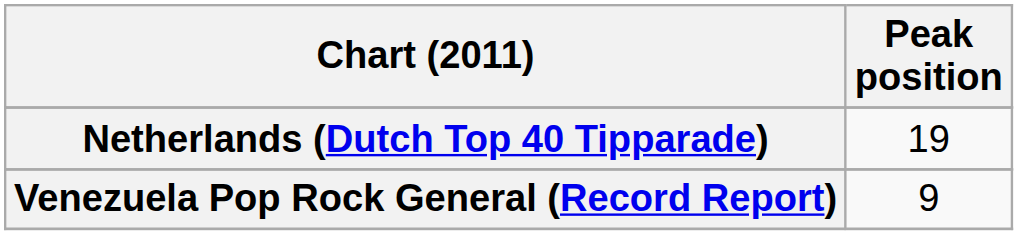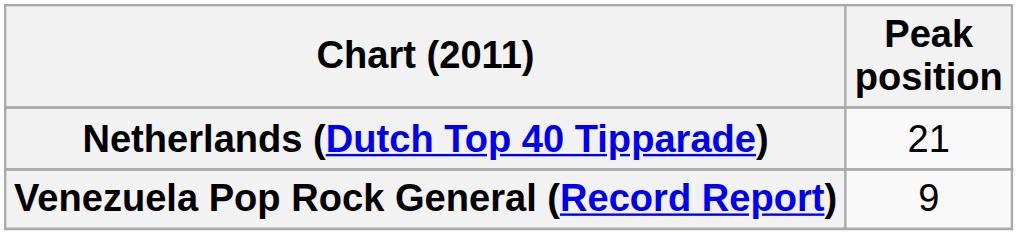(929, 137) 19 -> (929, 137) 21
